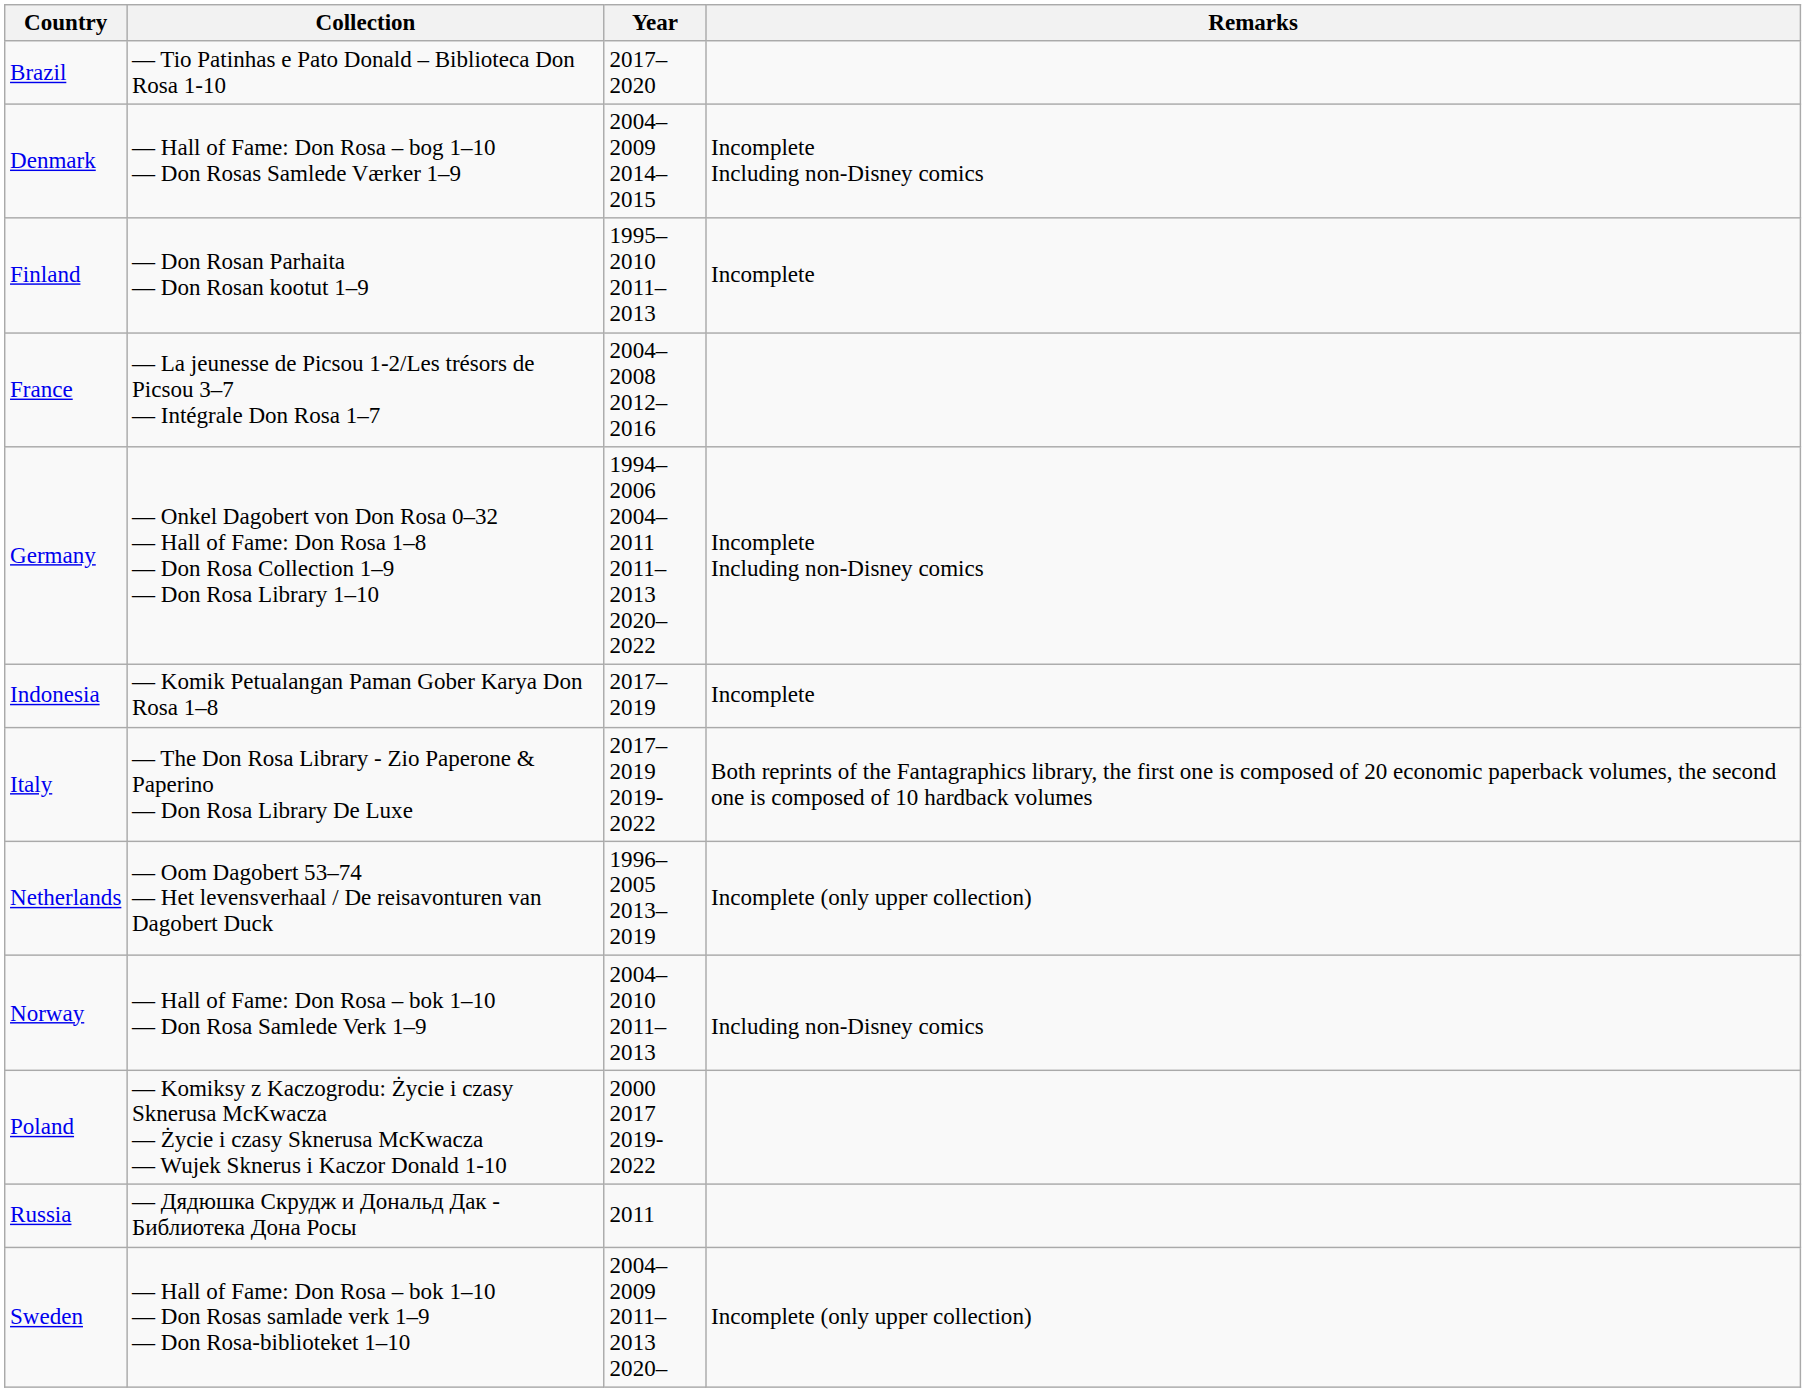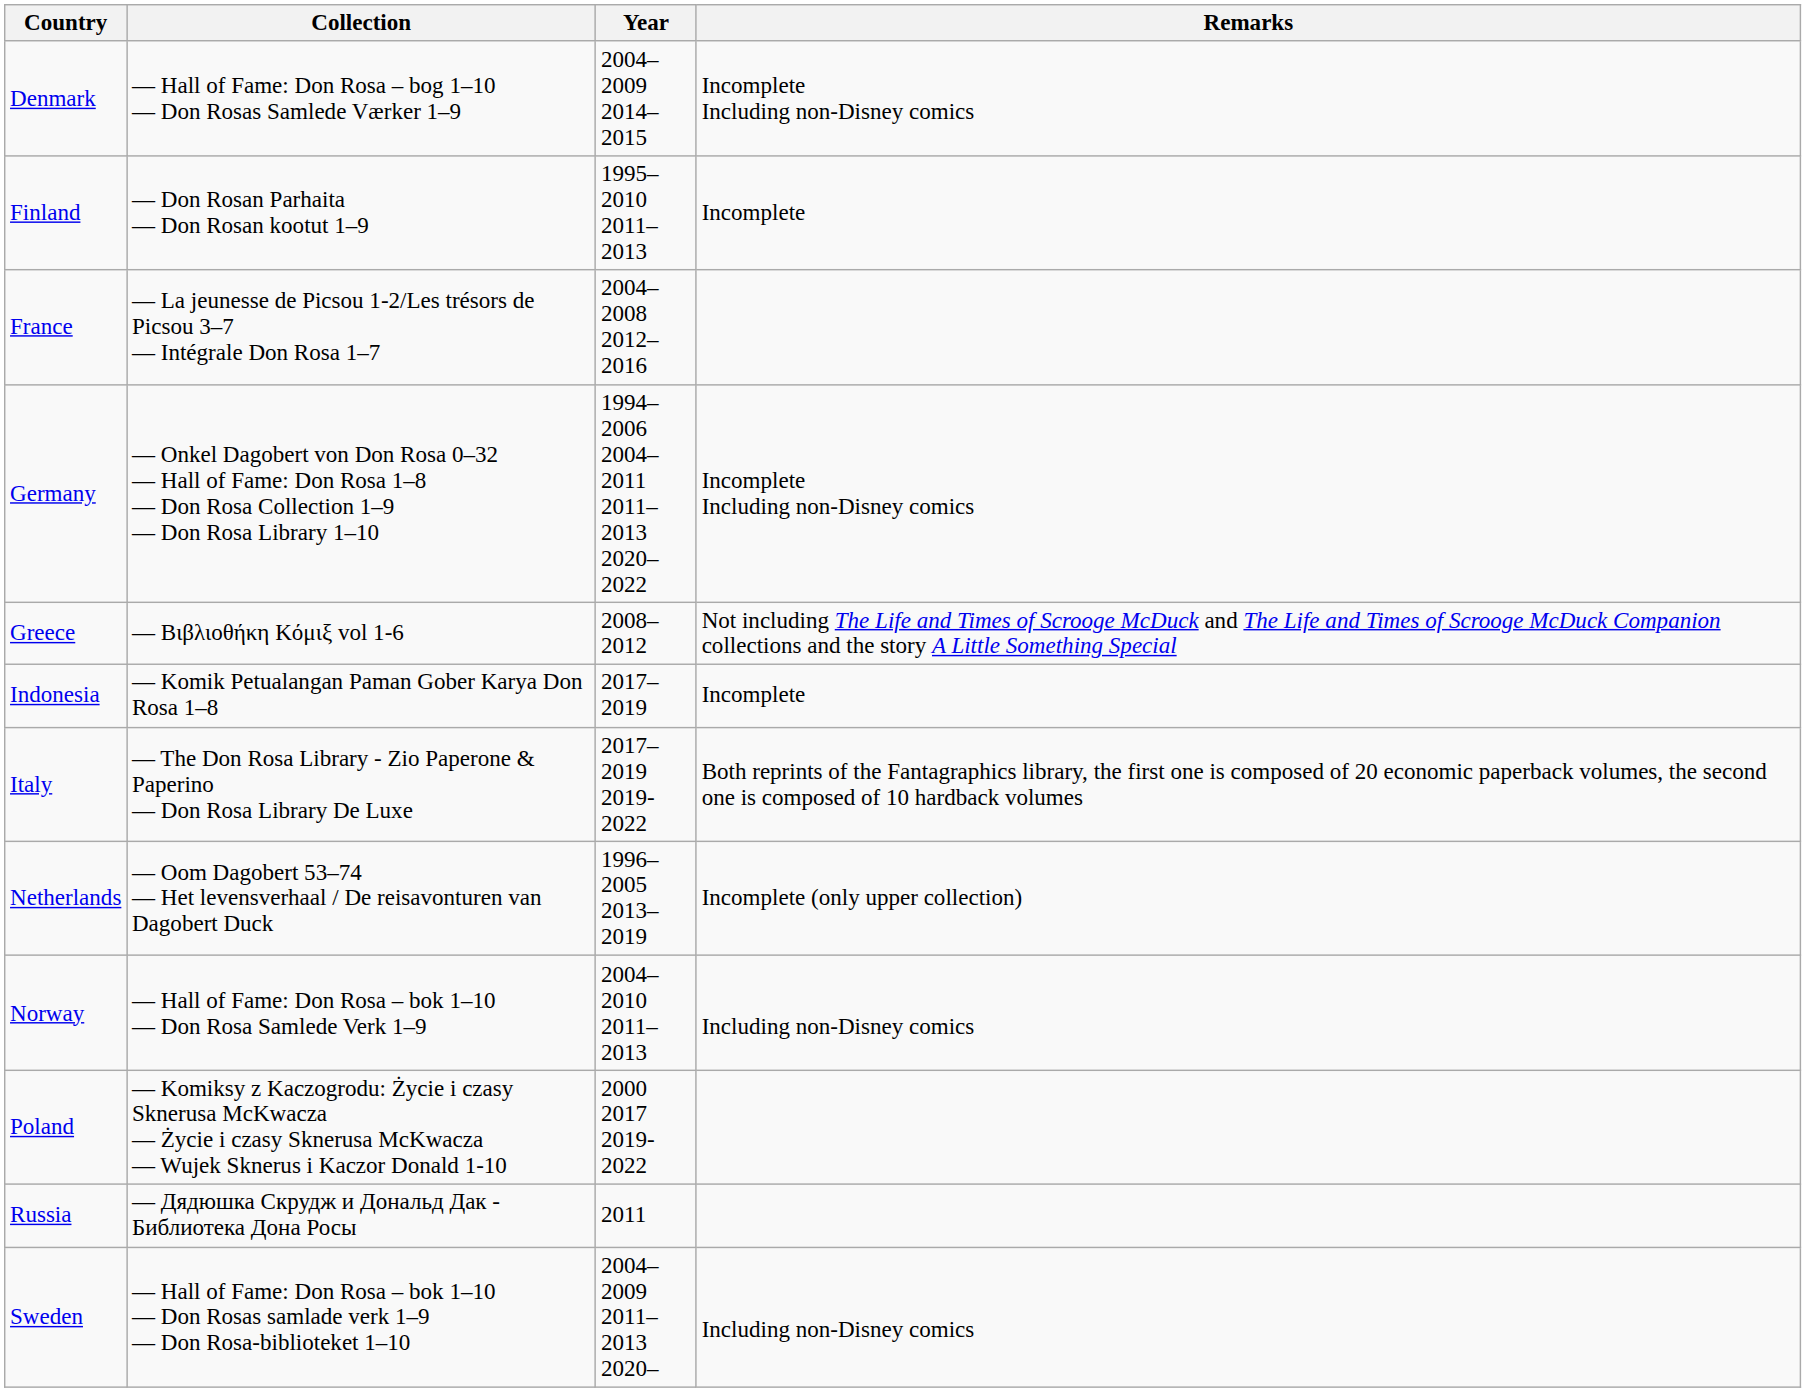- row: (38, 72)
+ row: (43, 633)
(871, 1316) Incomplete (only upper collection) -> (838, 1329) Including non-Disney comics
